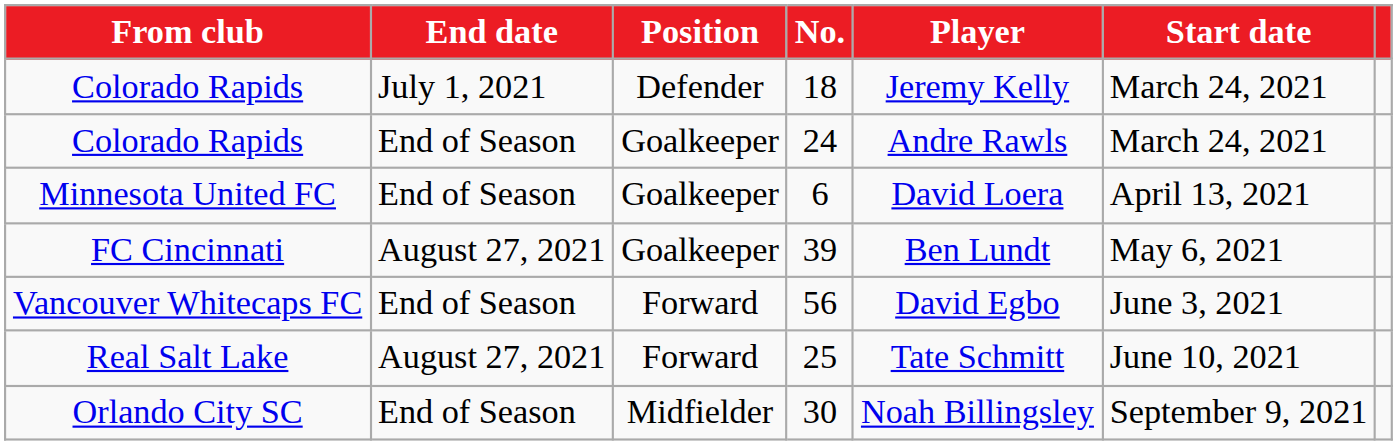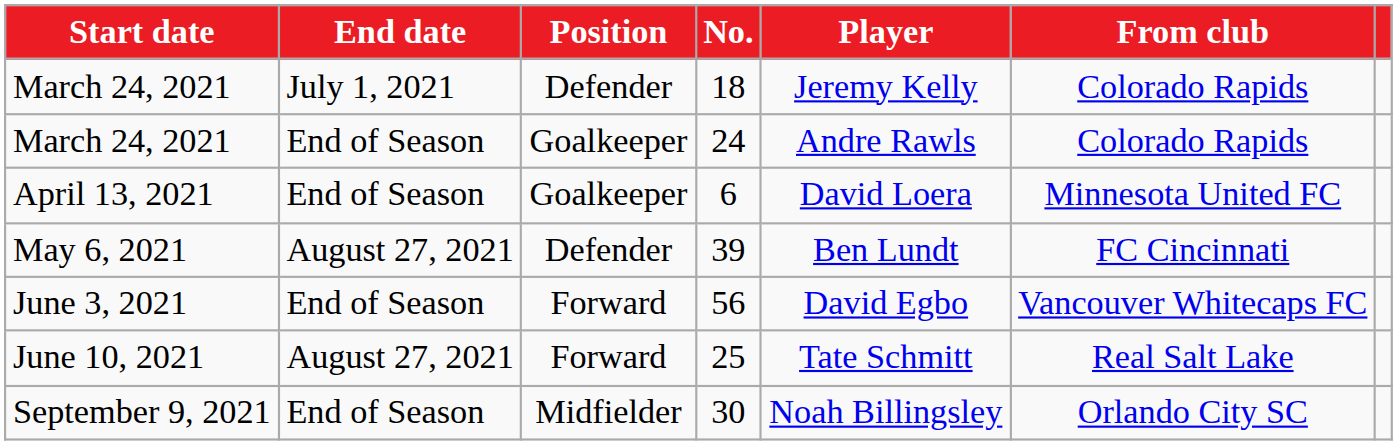columns swapped: (1239, 31) <-> (188, 31)
(700, 248) Goalkeeper -> (608, 248) Defender
